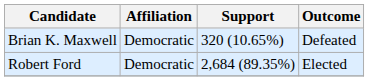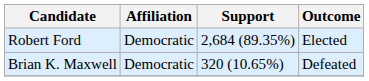rows swapped: (44, 64) <-> (62, 40)
